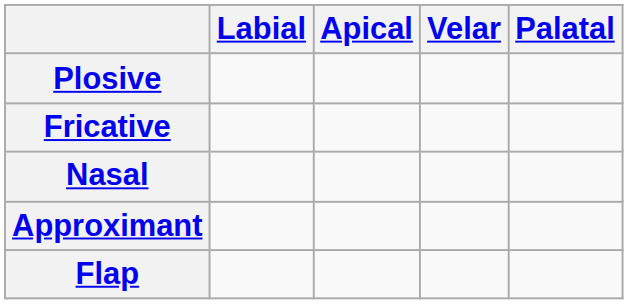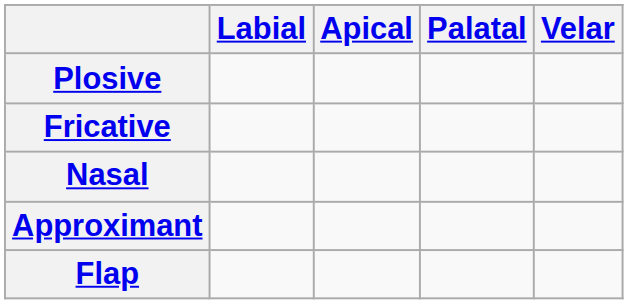columns swapped: (565, 28) <-> (464, 28)
